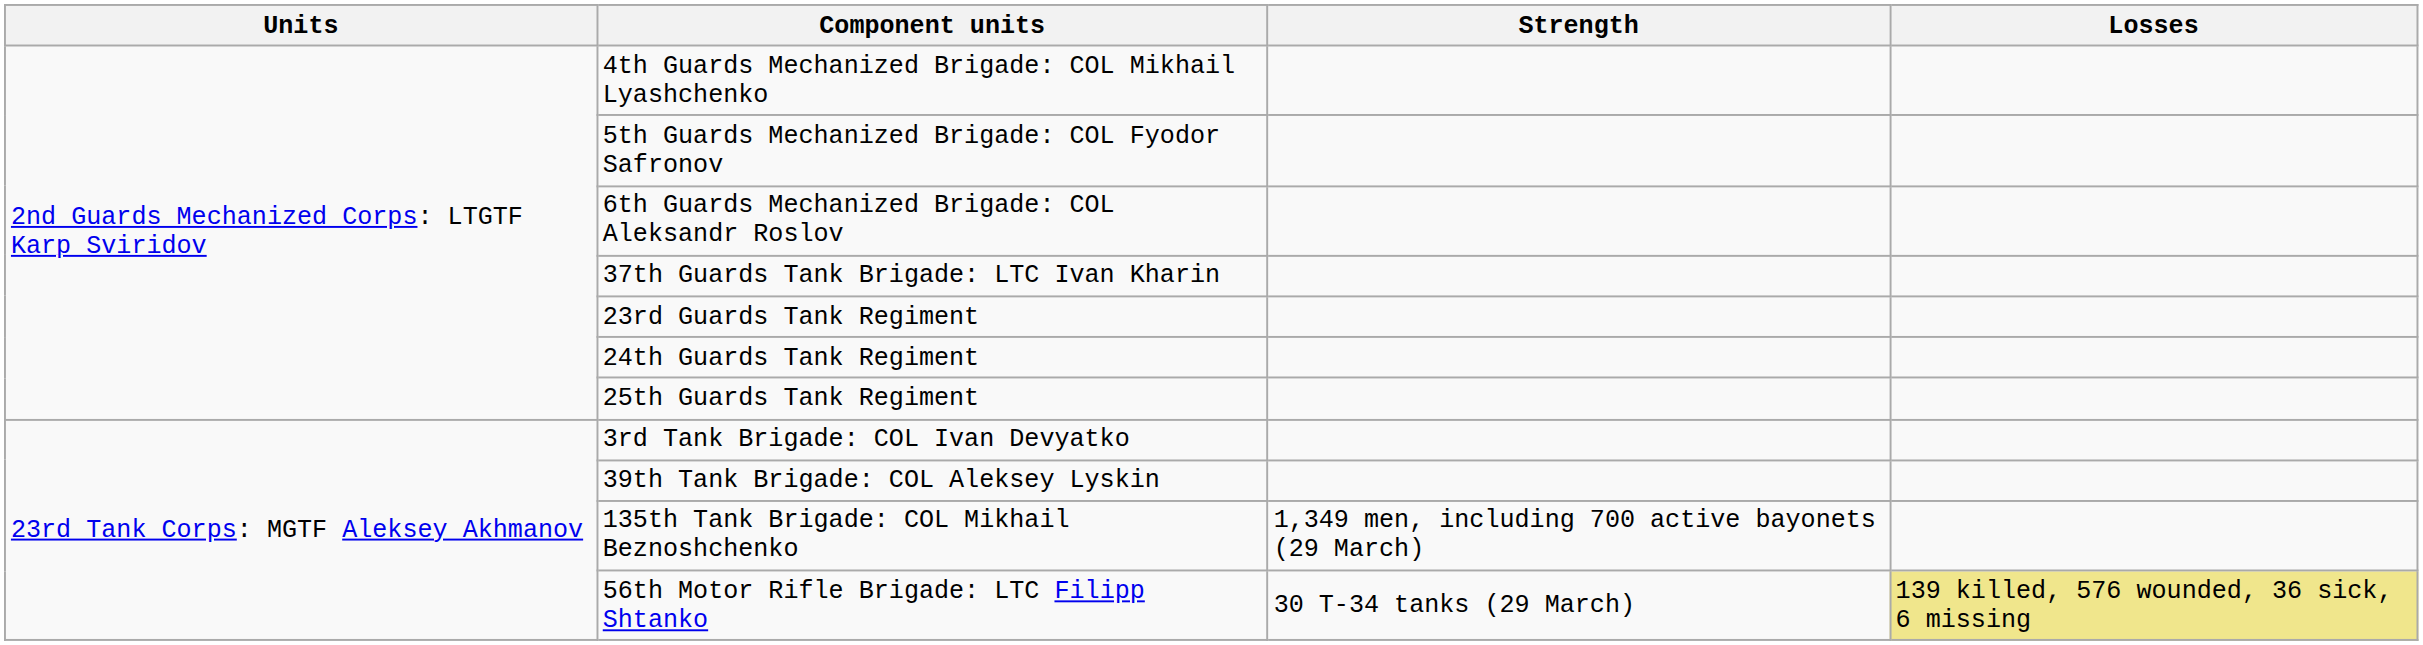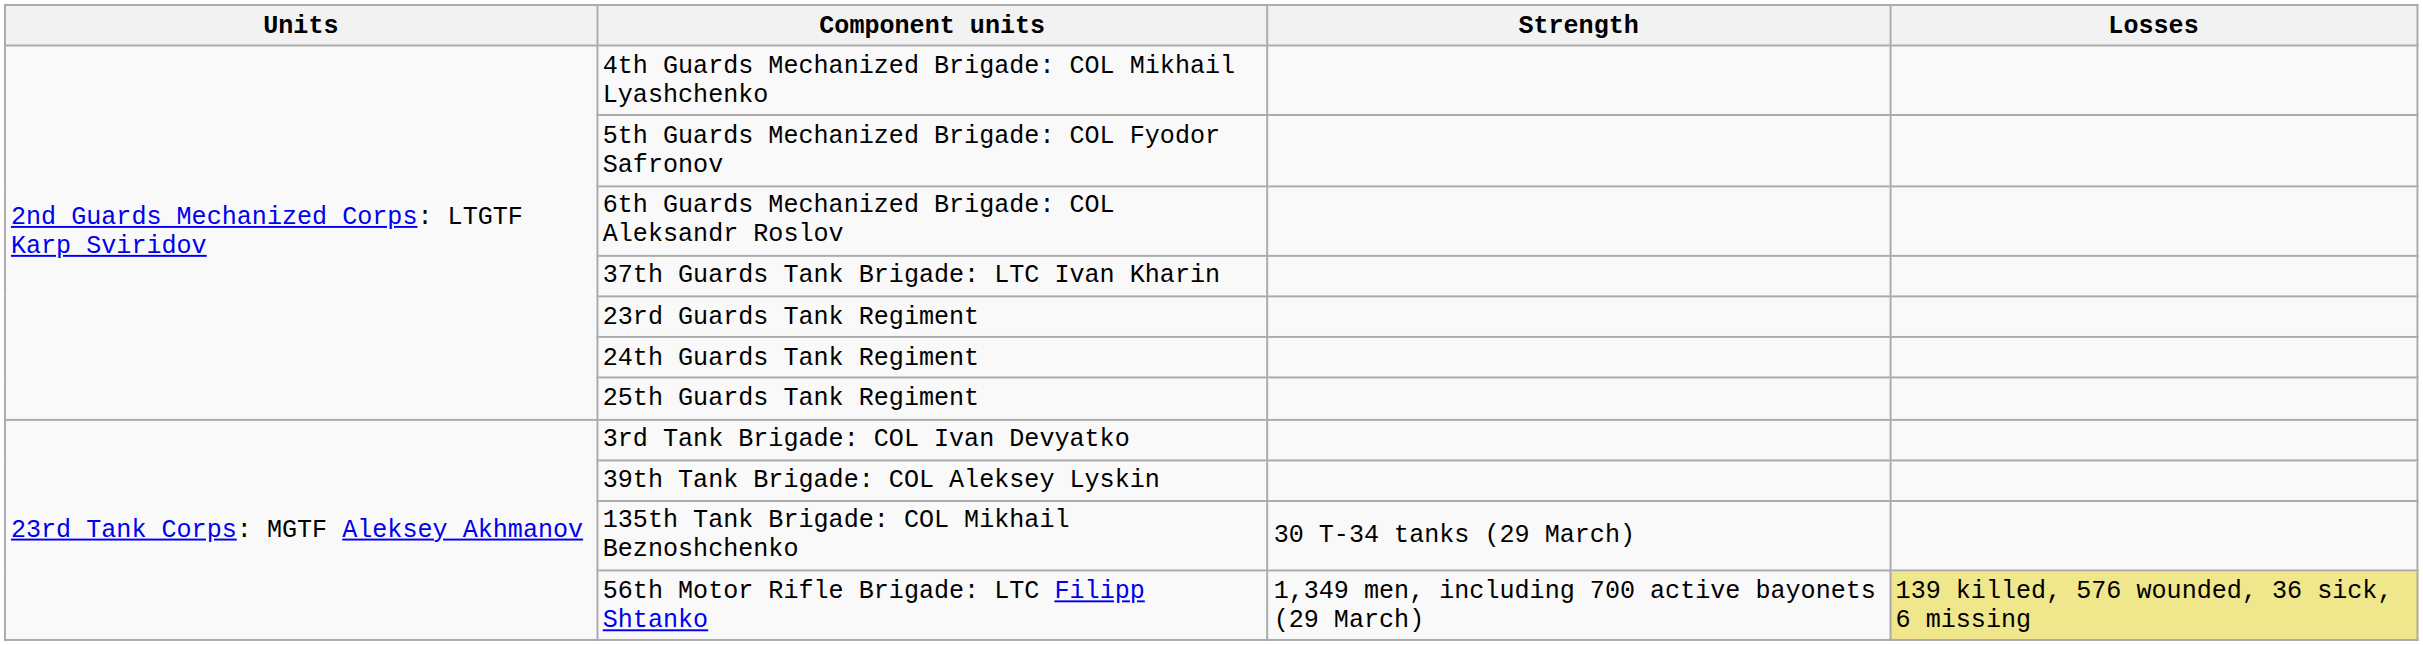(1575, 536) 1,349 men, including 700 active bayonets (29 March) -> (1454, 536) 30 T-34 tanks (29 March)
(1454, 605) 30 T-34 tanks (29 March) -> (1575, 605) 1,349 men, including 700 active bayonets (29 March)
